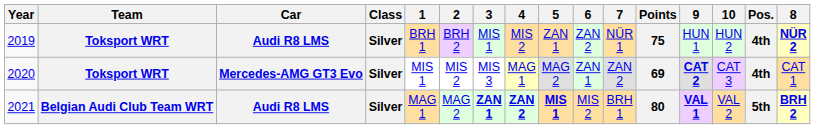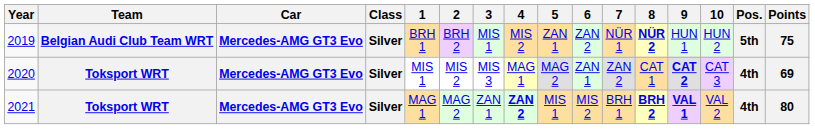columns swapped: (793, 14) <-> (658, 14)
(127, 40) Toksport WRT -> (127, 40) Belgian Audi Club Team WRT
(291, 40) Audi R8 LMS -> (291, 40) Mercedes-AMG GT3 Evo
(761, 40) 4th -> (749, 40) 5th
(127, 106) Belgian Audi Club Team WRT -> (127, 106) Toksport WRT
(291, 106) Audi R8 LMS -> (291, 106) Mercedes-AMG GT3 Evo
(489, 106) bold -> (489, 106) normal
(556, 106) bold -> (555, 106) normal
(761, 106) 5th -> (749, 106) 4th
